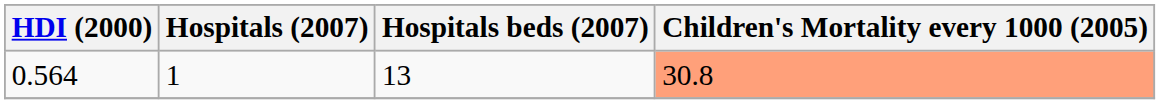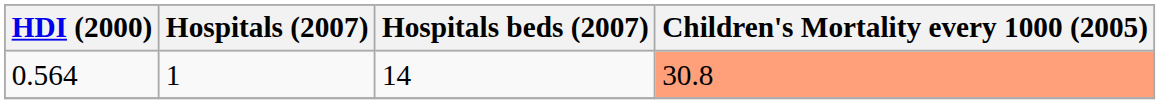(397, 74) 13 -> (397, 74) 14
